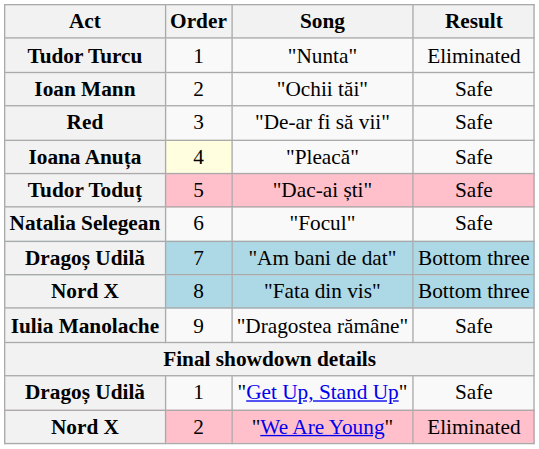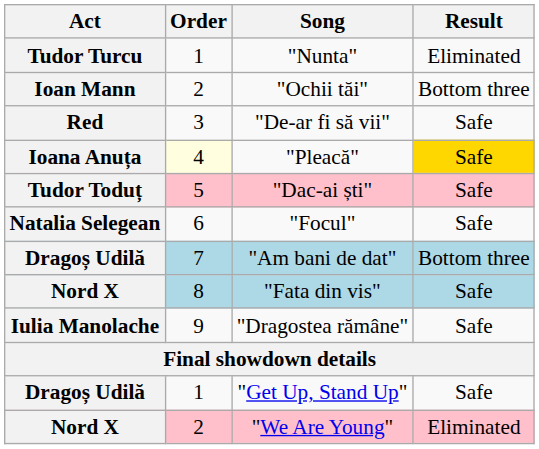(474, 88) Safe -> (474, 88) Bottom three
(474, 156) no background -> (474, 156) gold background
(474, 291) Bottom three -> (474, 291) Safe
